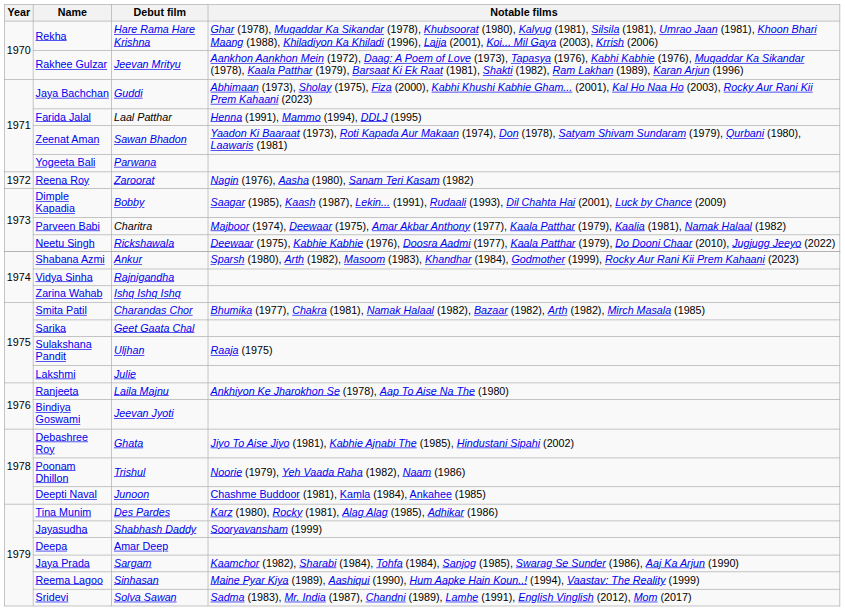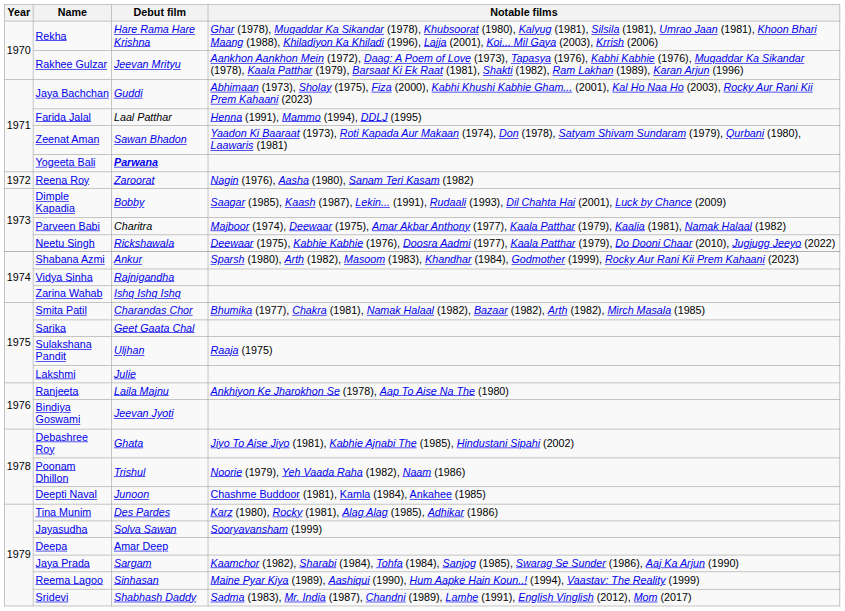(135, 163) normal -> (136, 163) bold
(155, 529) Shabhash Daddy -> (145, 529) Solva Sawan
(145, 597) Solva Sawan -> (155, 597) Shabhash Daddy
